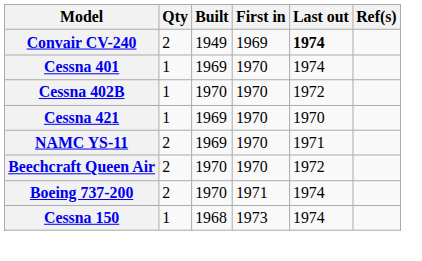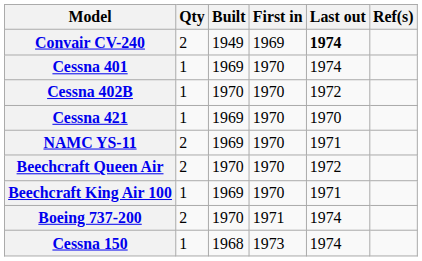+ row: (90, 192)
